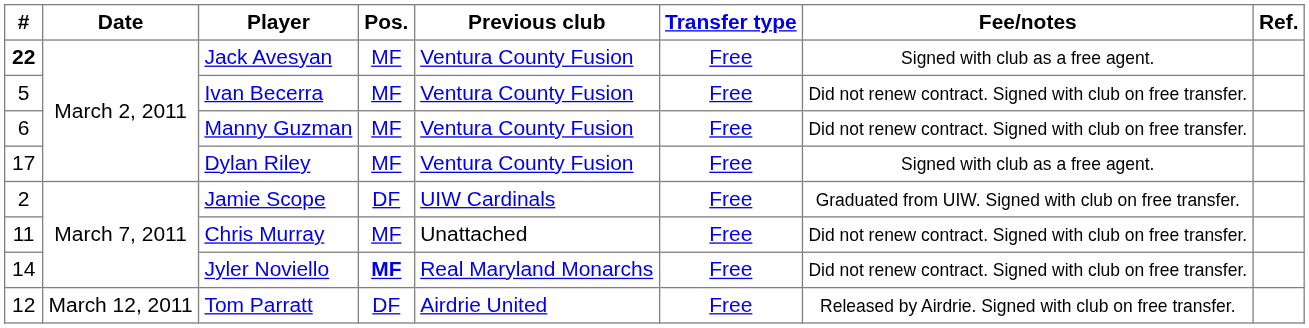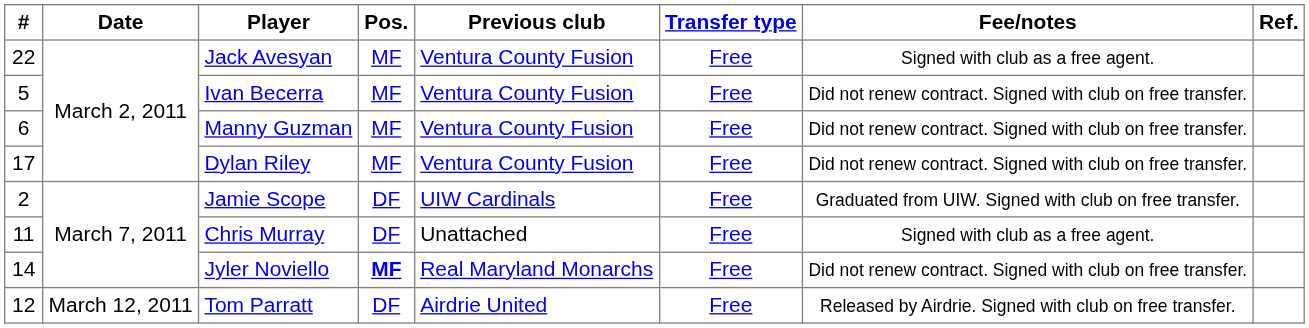(24, 57) bold -> (24, 57) normal
(1028, 164) Signed with club as a free agent. -> (1028, 164) Did not renew contract. Signed with club on free transfer.
(386, 234) MF -> (386, 234) DF
(1028, 235) Did not renew contract. Signed with club on free transfer. -> (1028, 235) Signed with club as a free agent.
